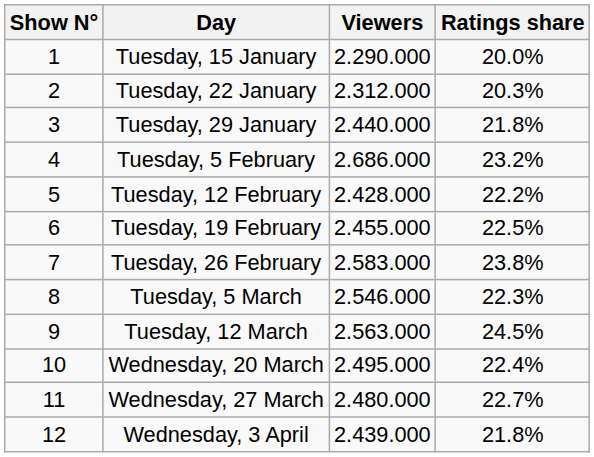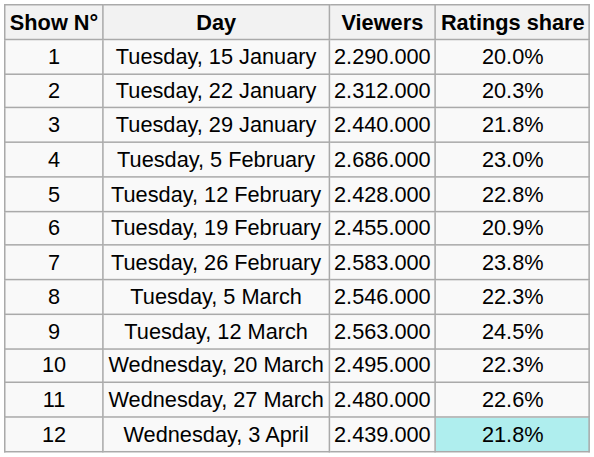(513, 160) 23.2% -> (513, 160) 23.0%
(513, 194) 22.2% -> (513, 194) 22.8%
(513, 228) 22.5% -> (513, 228) 20.9%
(513, 366) 22.4% -> (513, 366) 22.3%
(513, 400) 22.7% -> (513, 400) 22.6%
(513, 435) no background -> (513, 435) paleturquoise background
